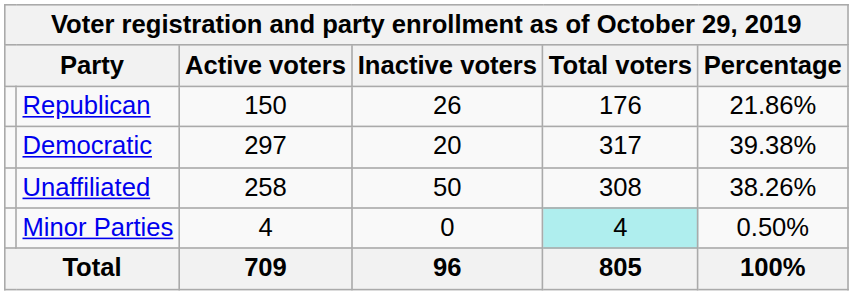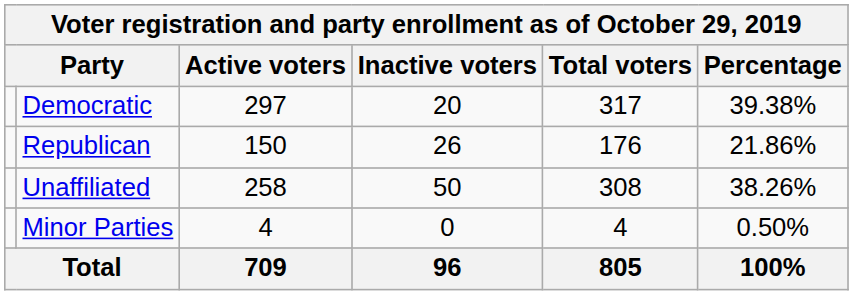rows swapped: (87, 106) <-> (87, 146)
(620, 227) paleturquoise background -> (620, 227) no background
